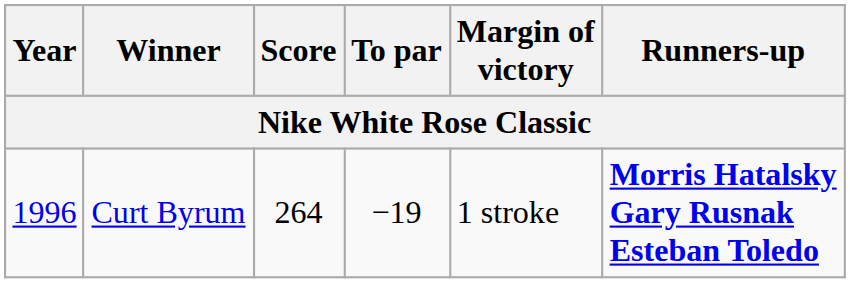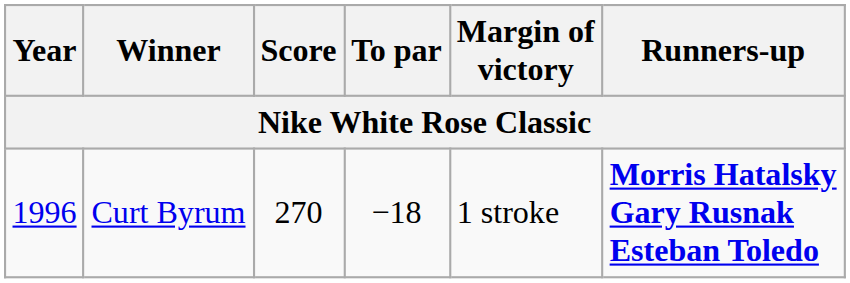(298, 212) 264 -> (298, 212) 270
(397, 212) −19 -> (397, 212) −18
